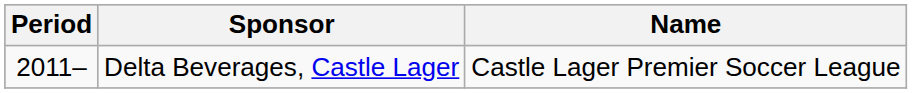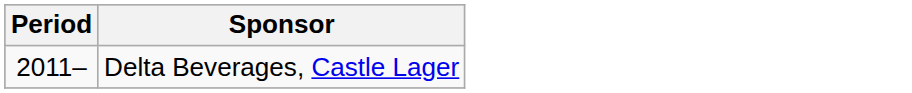- column: (686, 25)
